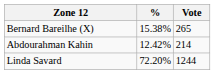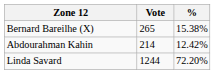columns swapped: (192, 12) <-> (155, 12)
